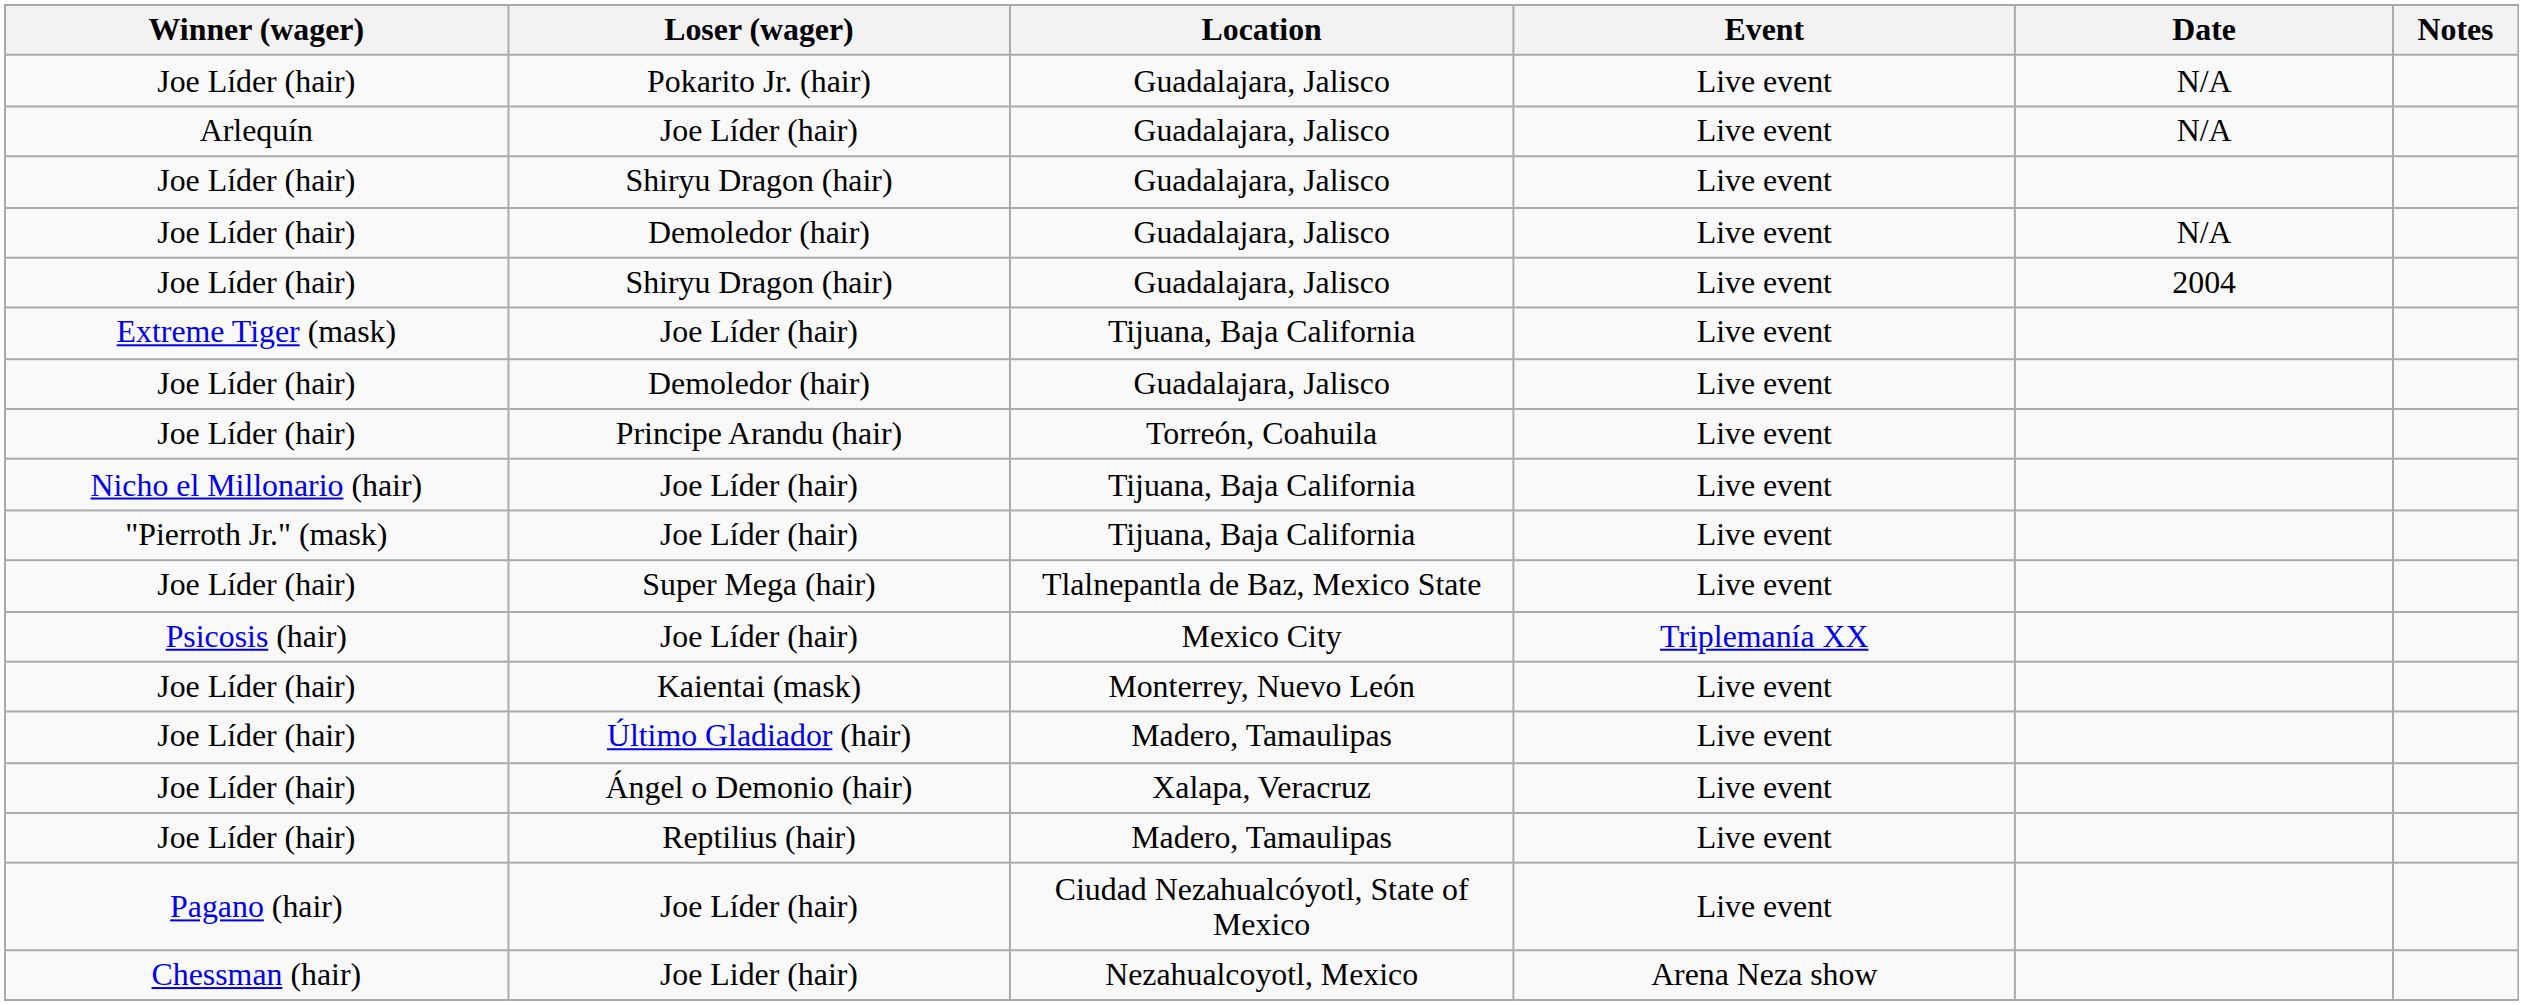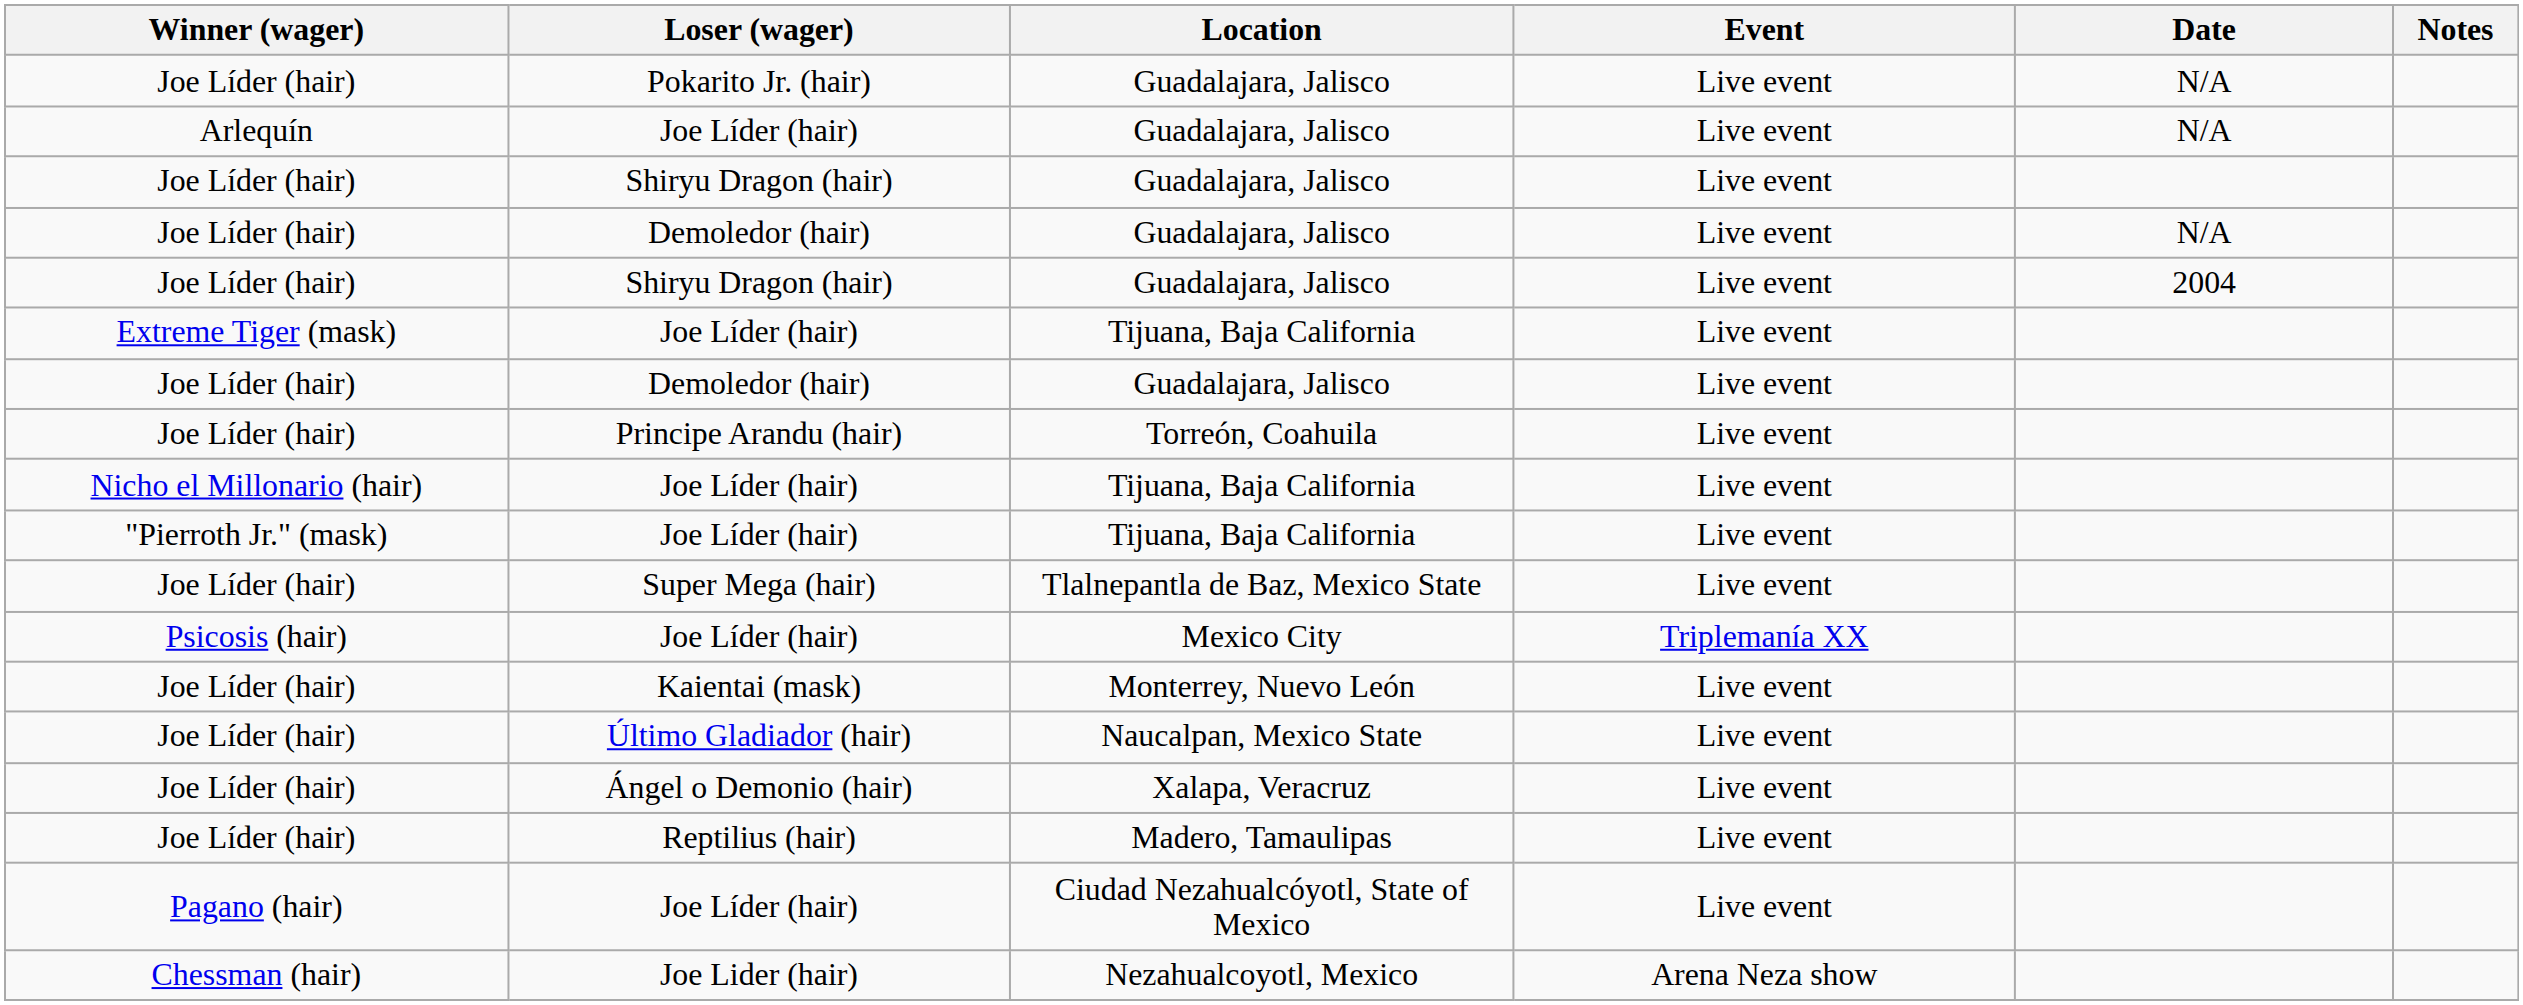(1262, 736) Madero, Tamaulipas -> (1262, 736) Naucalpan, Mexico State
